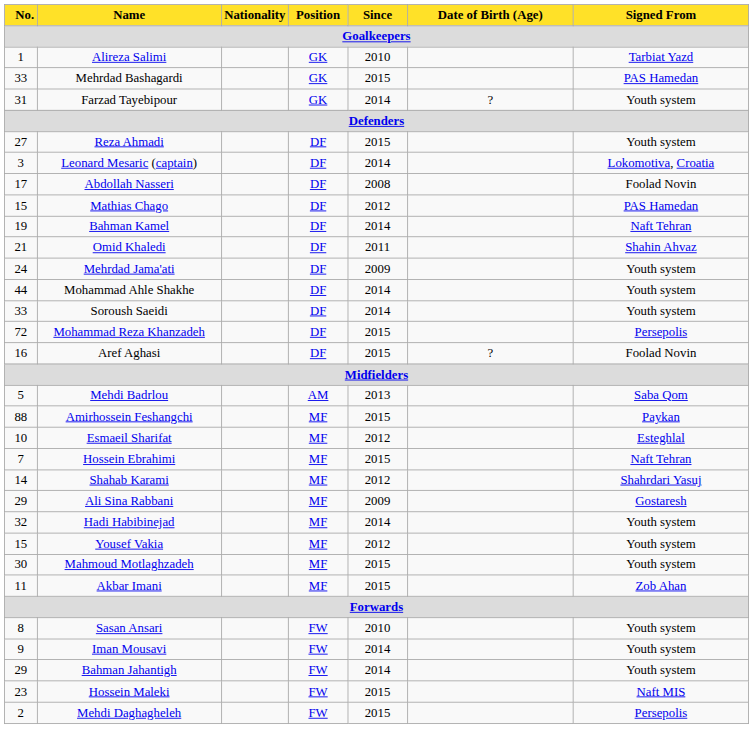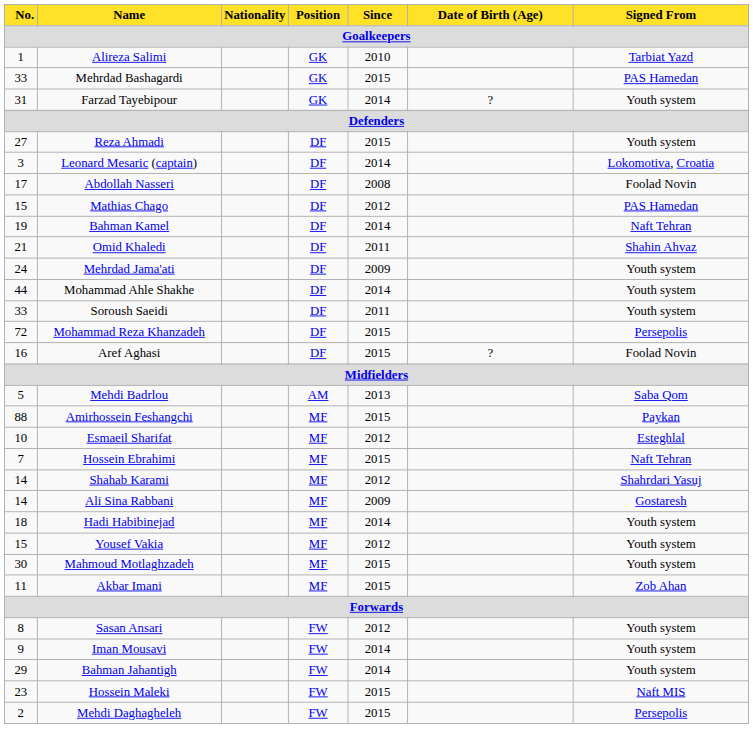(377, 311) 2014 -> (377, 311) 2011
(21, 501) 29 -> (21, 501) 14
(21, 522) 32 -> (21, 522) 18
(377, 628) 2010 -> (377, 628) 2012
